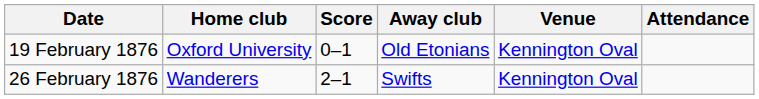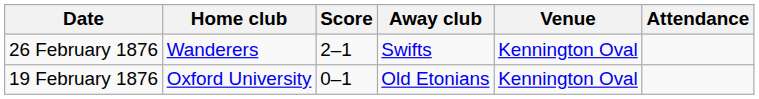rows swapped: (83, 49) <-> (83, 79)
